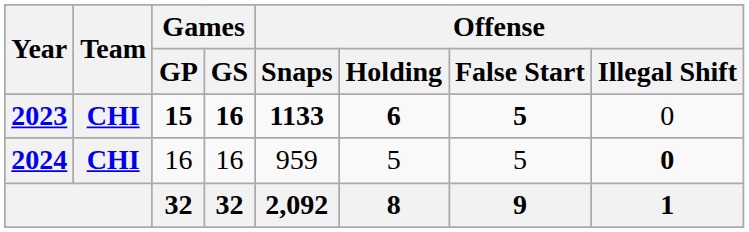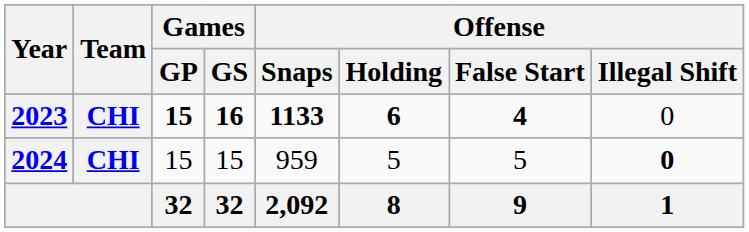(520, 115) 5 -> (520, 115) 4
(178, 159) 16 -> (178, 159) 15
(229, 159) 16 -> (229, 159) 15
